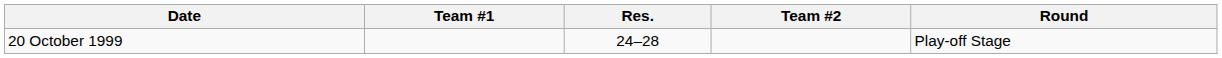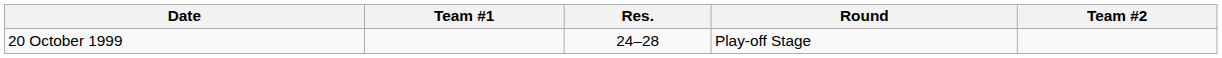columns swapped: (811, 16) <-> (1064, 16)
